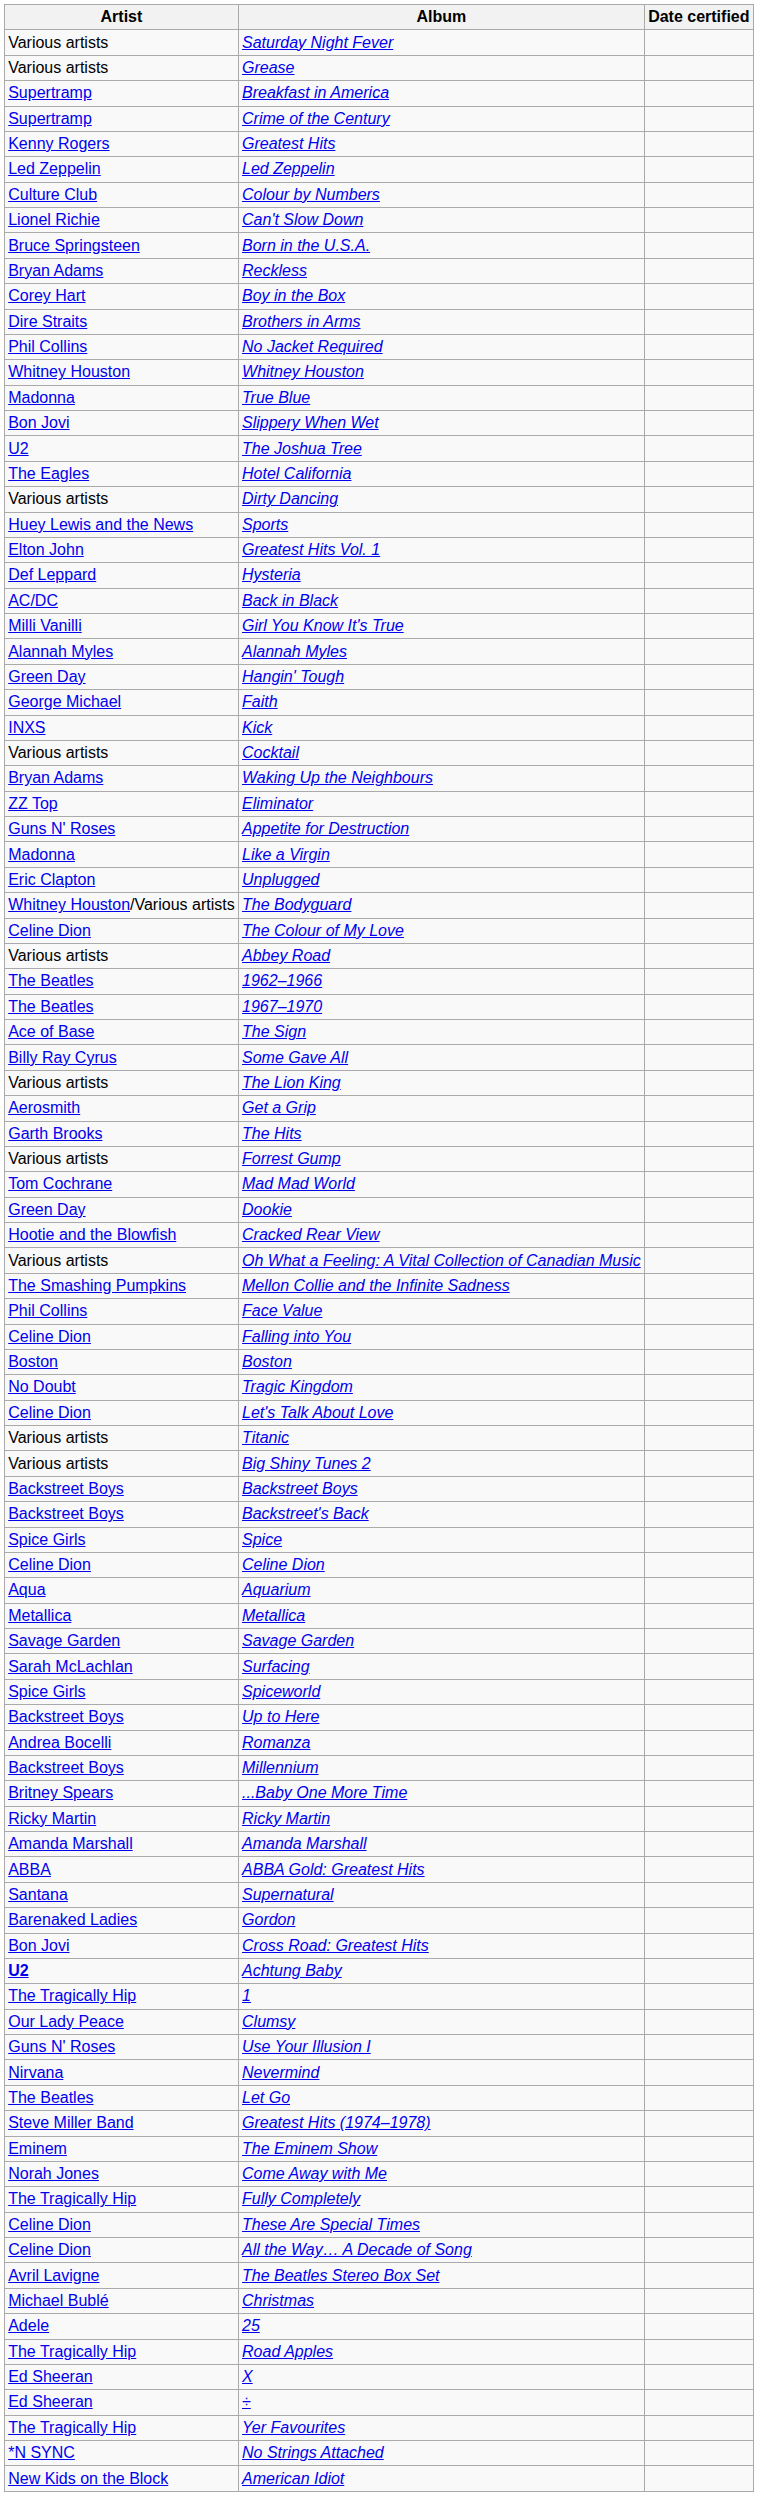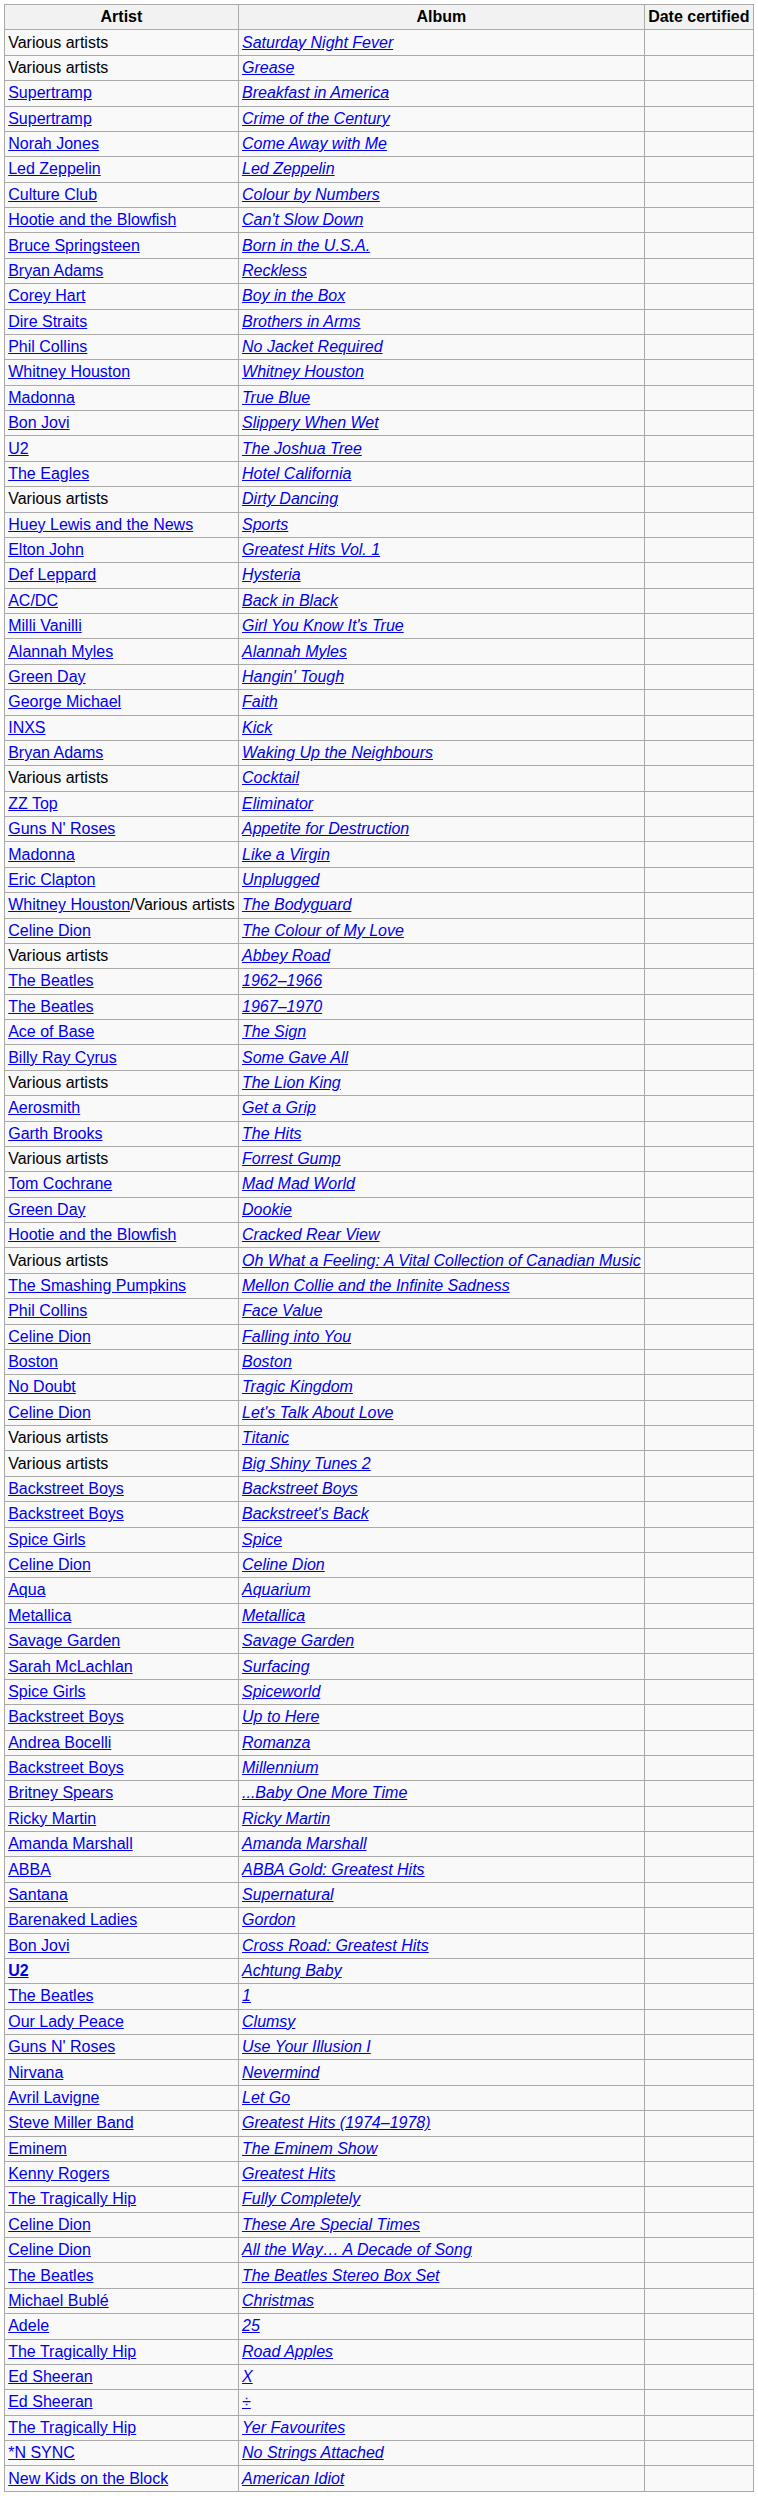rows swapped: (289, 144) <-> (314, 2174)
(54, 220) Lionel Richie -> (92, 220) Hootie and the Blowfish
rows swapped: (270, 753) <-> (337, 778)
(72, 1996) The Tragically Hip -> (51, 1996) The Beatles
(51, 2097) The Beatles -> (54, 2097) Avril Lavigne
(54, 2275) Avril Lavigne -> (51, 2275) The Beatles
